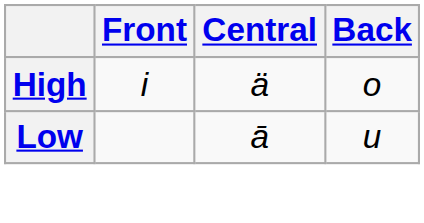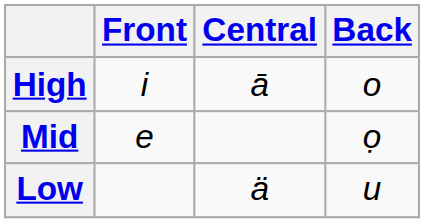(260, 83) ä -> (260, 83) ā
+ row: (50, 136)
(260, 136) ā -> (260, 189) ä
